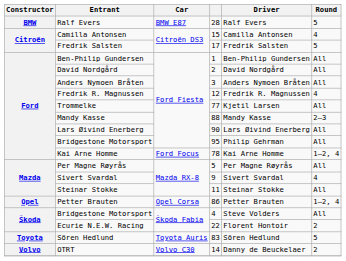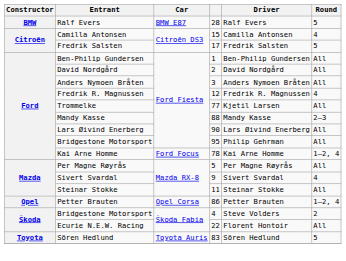(320, 214) All -> (315, 214) 2
(315, 226) 2 -> (320, 226) All
- row: (66, 250)
